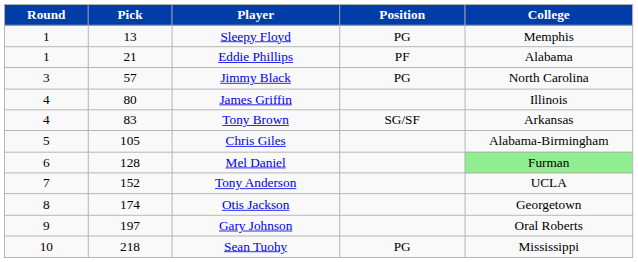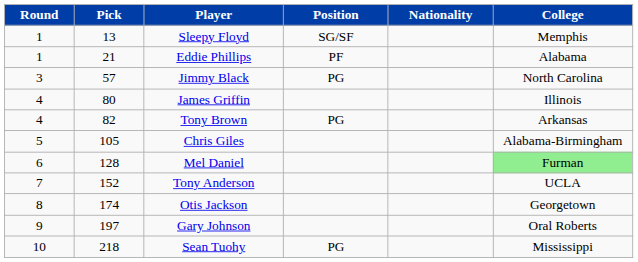+ column: (441, 15)
(402, 36) PG -> (336, 36) SG/SF
(130, 120) 83 -> (109, 120) 82
(402, 120) SG/SF -> (336, 120) PG
